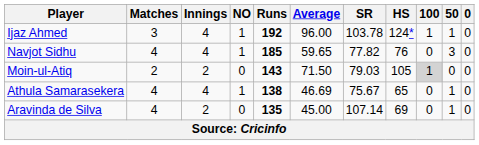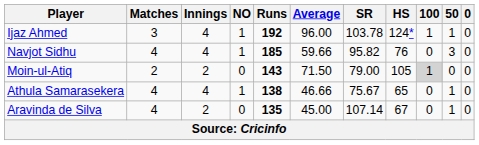(316, 52) 59.65 -> (316, 52) 59.66
(364, 52) 77.82 -> (364, 52) 95.82
(364, 71) 79.03 -> (364, 71) 79.00
(316, 91) 46.69 -> (316, 91) 46.66
(401, 110) 69 -> (401, 110) 67
